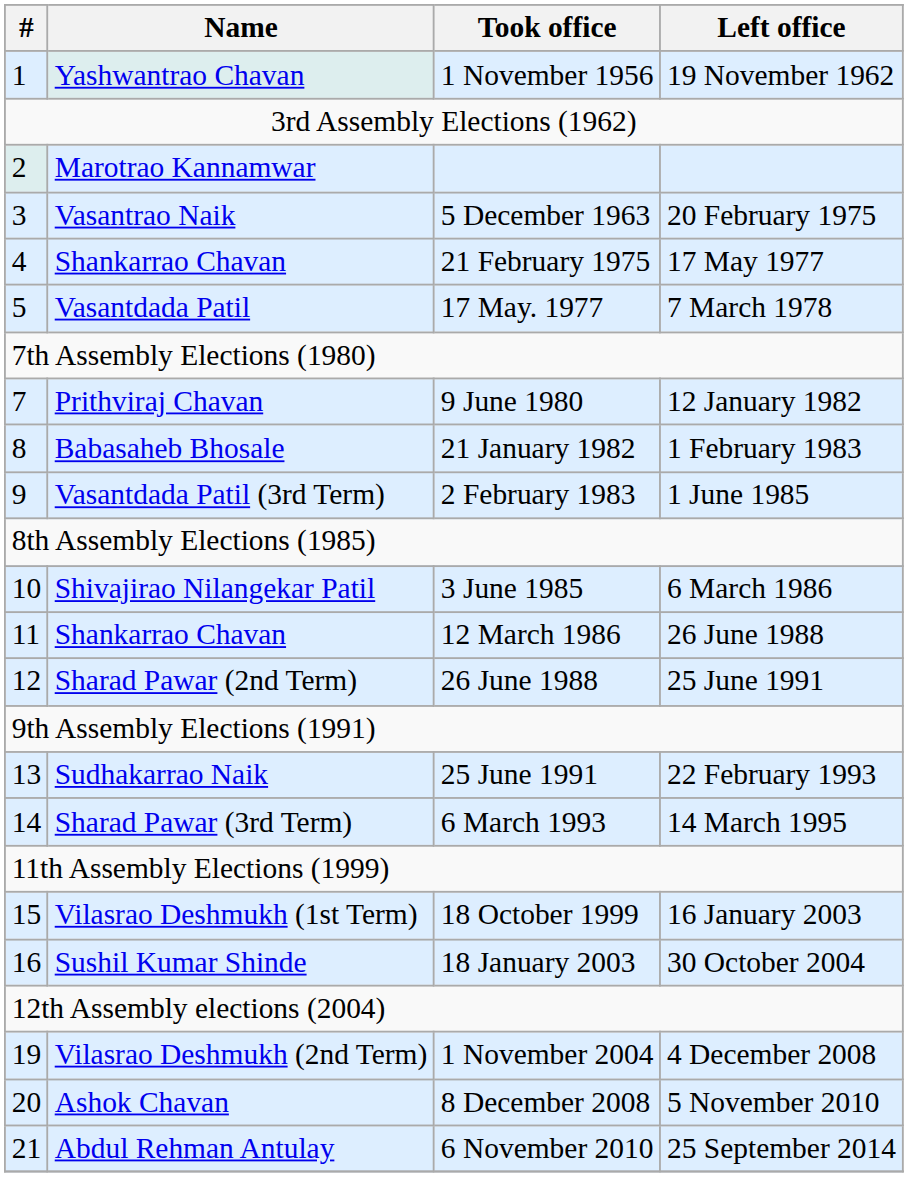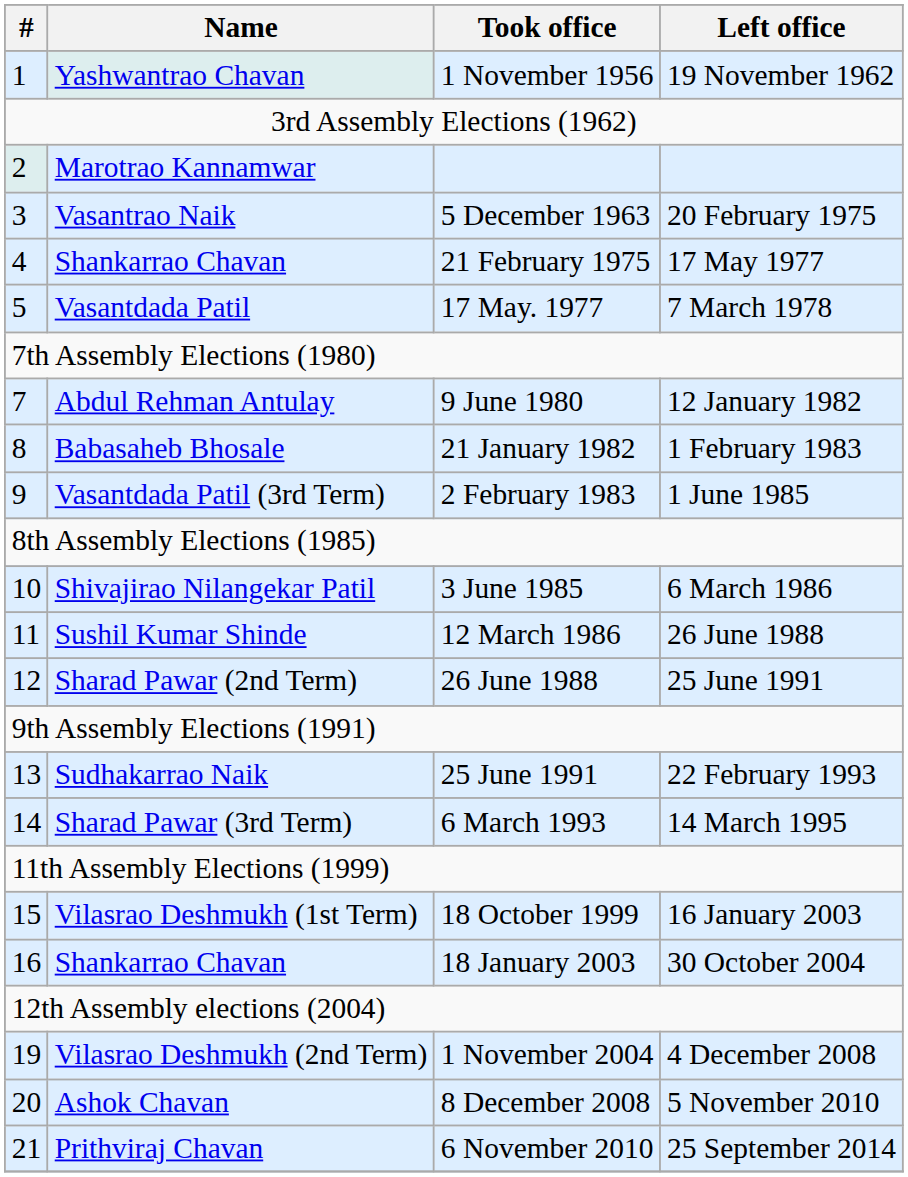(159, 401) Prithviraj Chavan -> (195, 401) Abdul Rehman Antulay
(170, 634) Shankarrao Chavan -> (181, 634) Sushil Kumar Shinde
(181, 961) Sushil Kumar Shinde -> (170, 961) Shankarrao Chavan
(195, 1148) Abdul Rehman Antulay -> (159, 1148) Prithviraj Chavan
